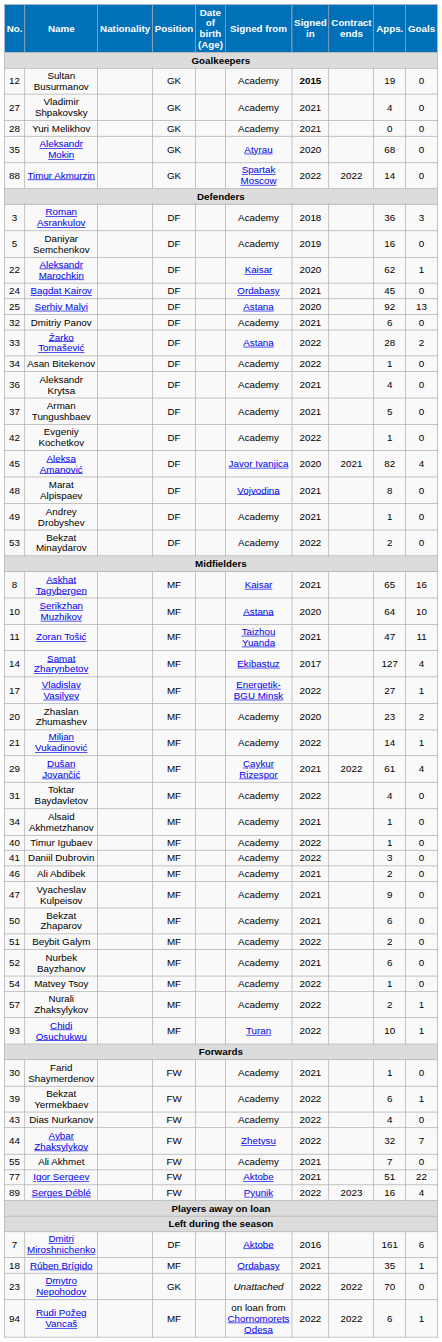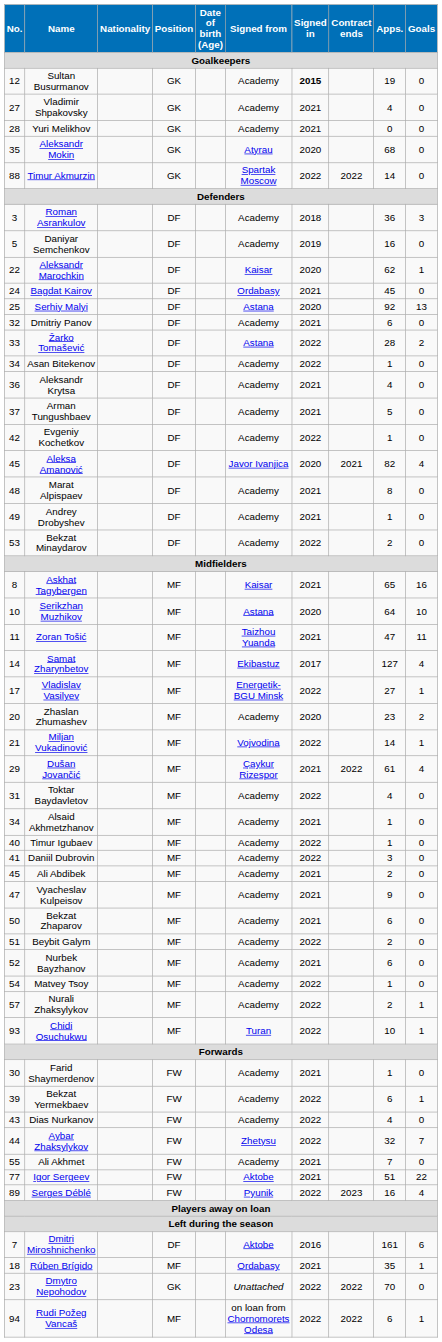(259, 491) Vojvodina -> (259, 491) Academy
(259, 743) Academy -> (259, 743) Vojvodina
(15, 874) 46 -> (15, 874) 45
